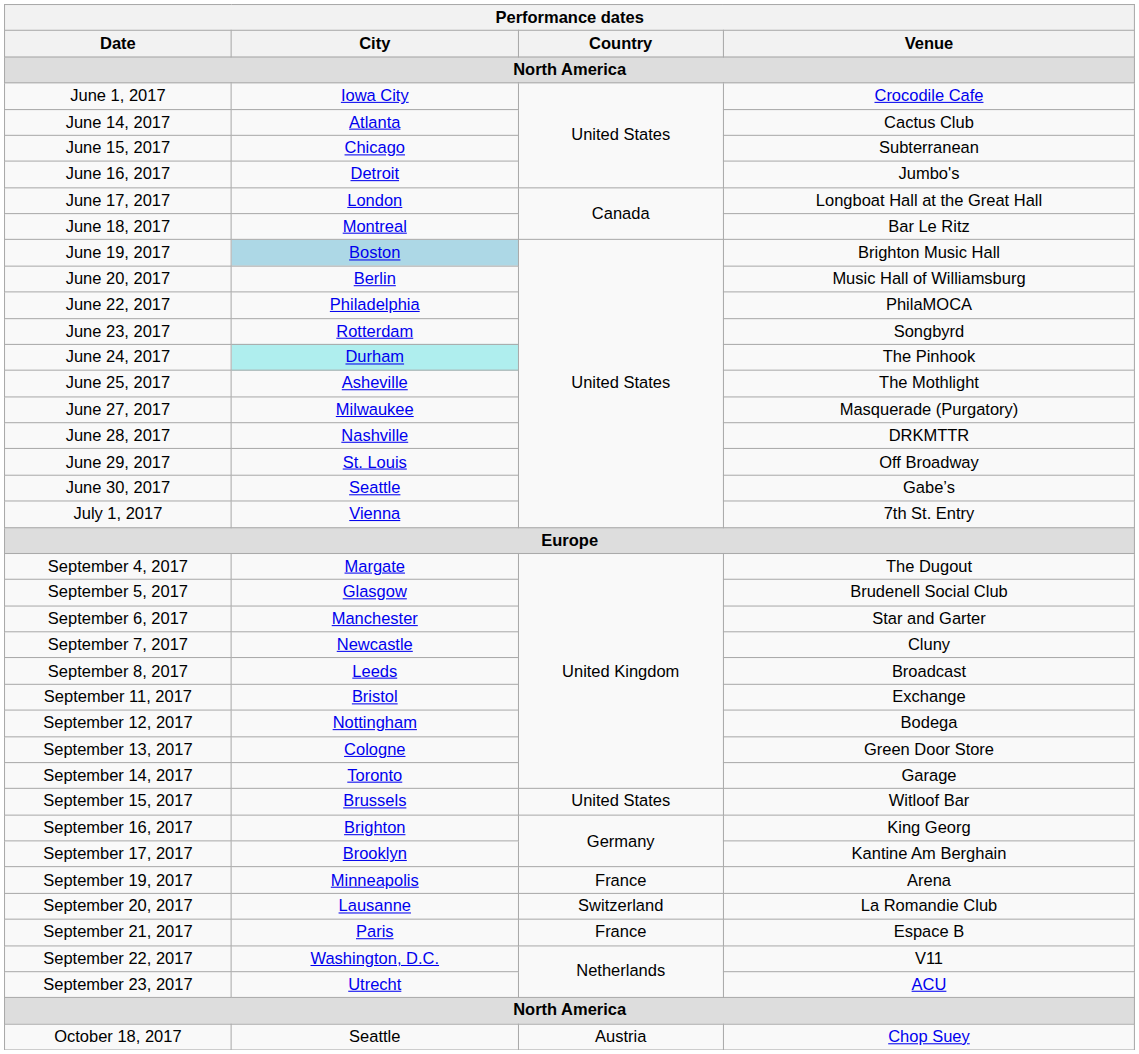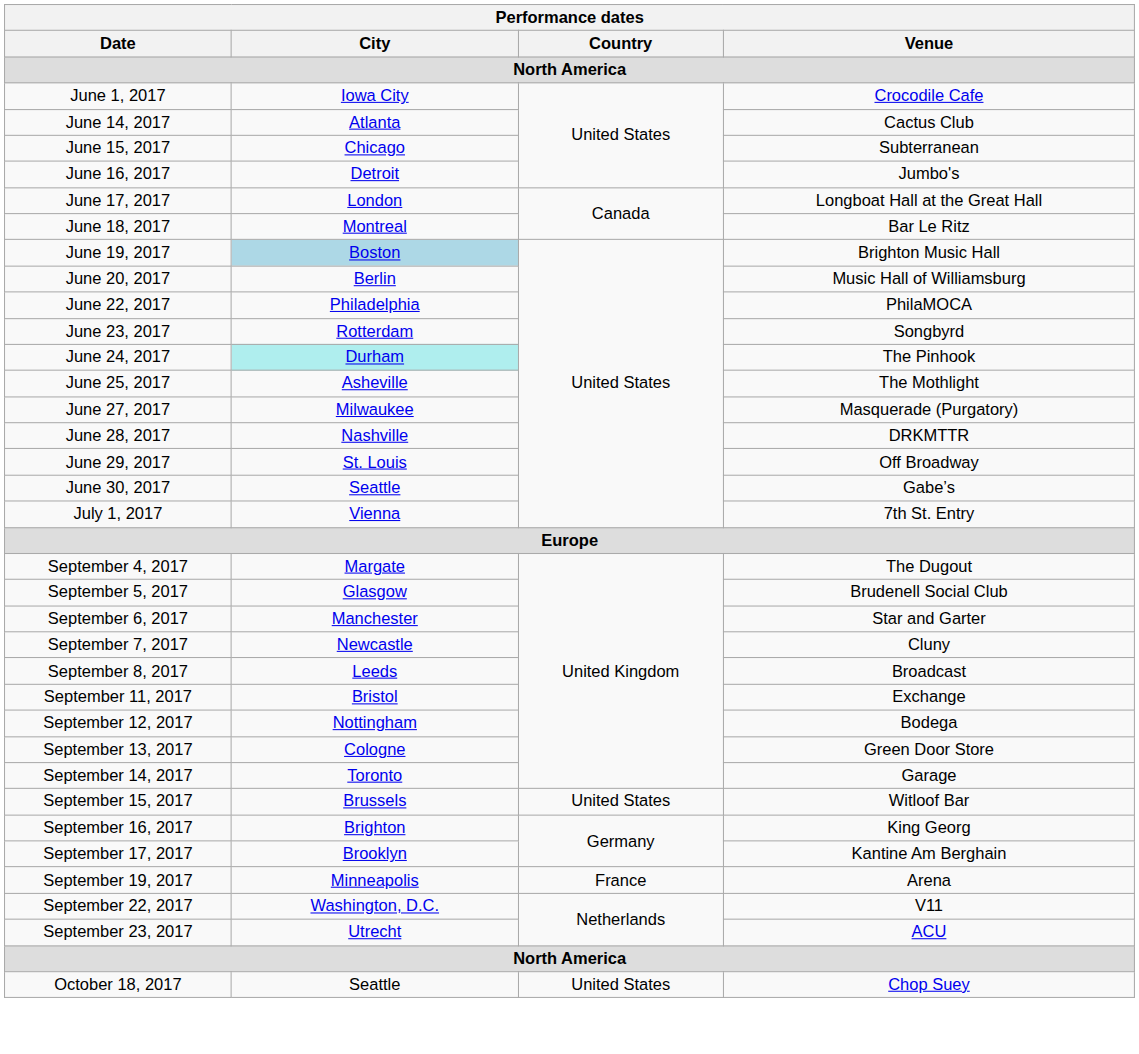- row: (118, 906)
- row: (118, 932)
(621, 1036) Austria -> (621, 984) United States
